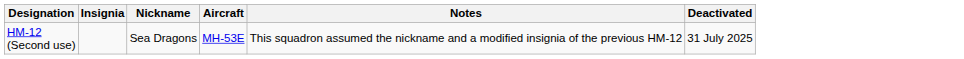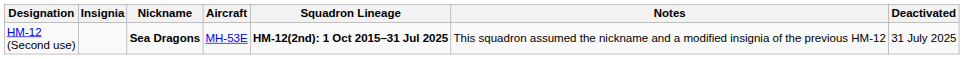+ column: (351, 13)
(163, 38) normal -> (165, 38) bold
